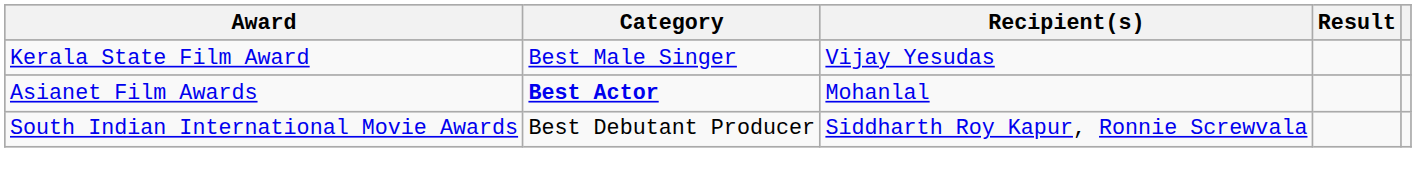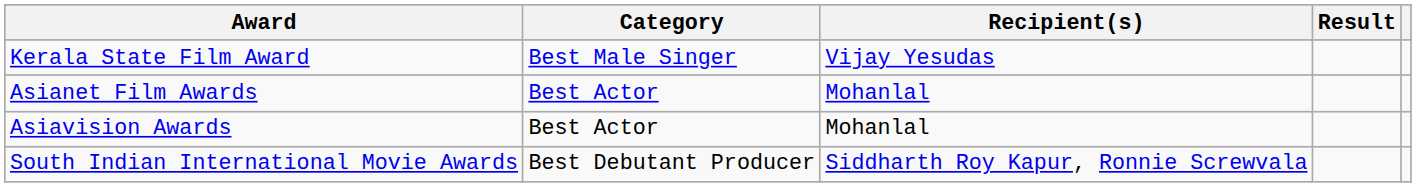(594, 93) bold -> (594, 93) normal
+ row: (121, 129)
